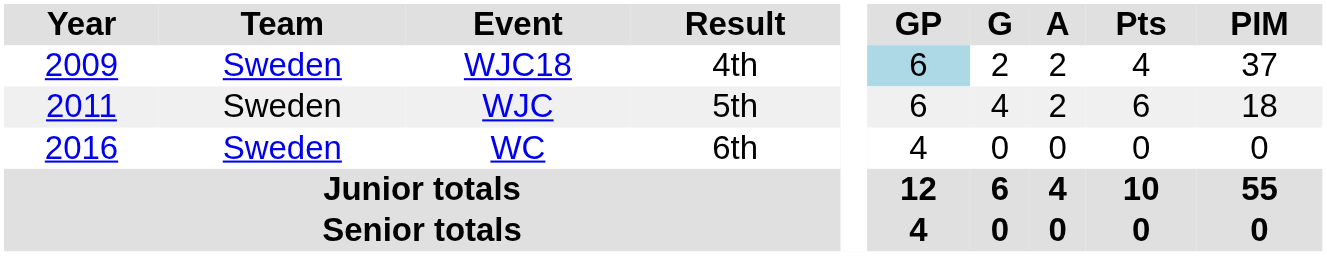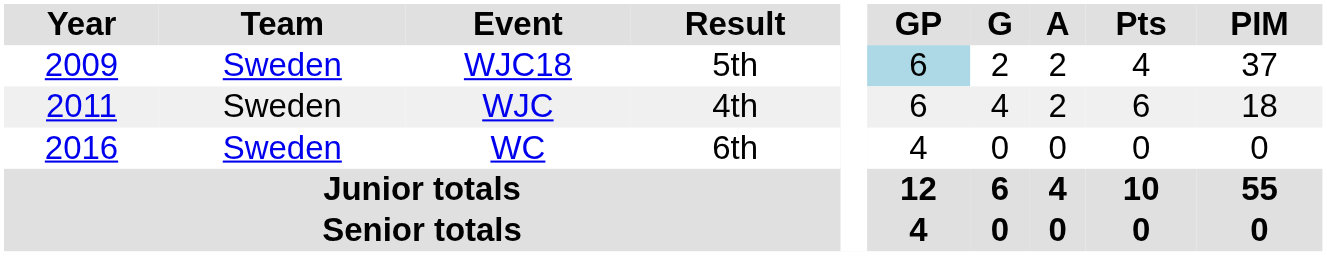(735, 65) 4th -> (735, 65) 5th
(735, 106) 5th -> (735, 106) 4th
